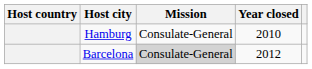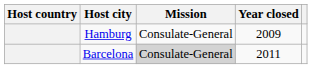(269, 34) 2010 -> (269, 34) 2009
(269, 53) 2012 -> (269, 53) 2011
